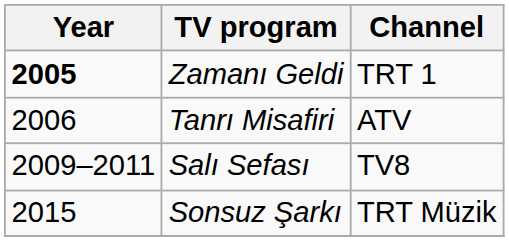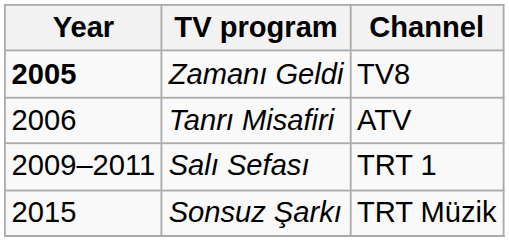(397, 73) TRT 1 -> (384, 73) TV8
(384, 166) TV8 -> (397, 166) TRT 1
